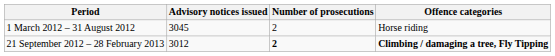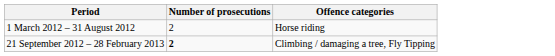- column: (218, 12)
(463, 43) bold -> (355, 43) normal
